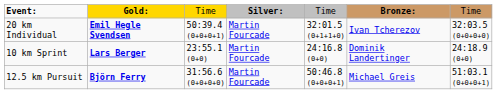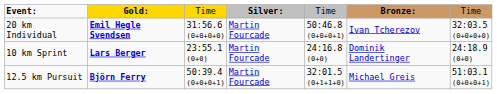(206, 30) 50:39.4 (0+0+0+1) -> (206, 30) 31:56.6 (0+0+0+0)
(326, 30) 32:01.5 (0+1+1+0) -> (326, 30) 50:46.8 (0+0+0+1)
(206, 77) 31:56.6 (0+0+0+0) -> (206, 77) 50:39.4 (0+0+0+1)
(326, 77) 50:46.8 (0+0+0+1) -> (326, 77) 32:01.5 (0+1+1+0)
